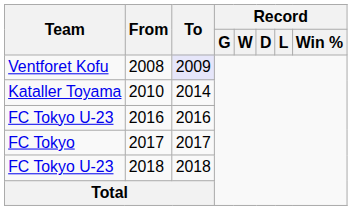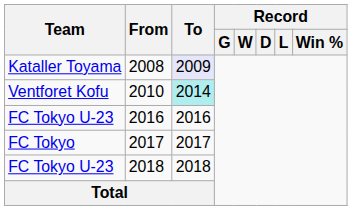(58, 67) Ventforet Kofu -> (65, 67) Kataller Toyama
(65, 92) Kataller Toyama -> (58, 92) Ventforet Kofu
(193, 92) no background -> (193, 92) paleturquoise background
